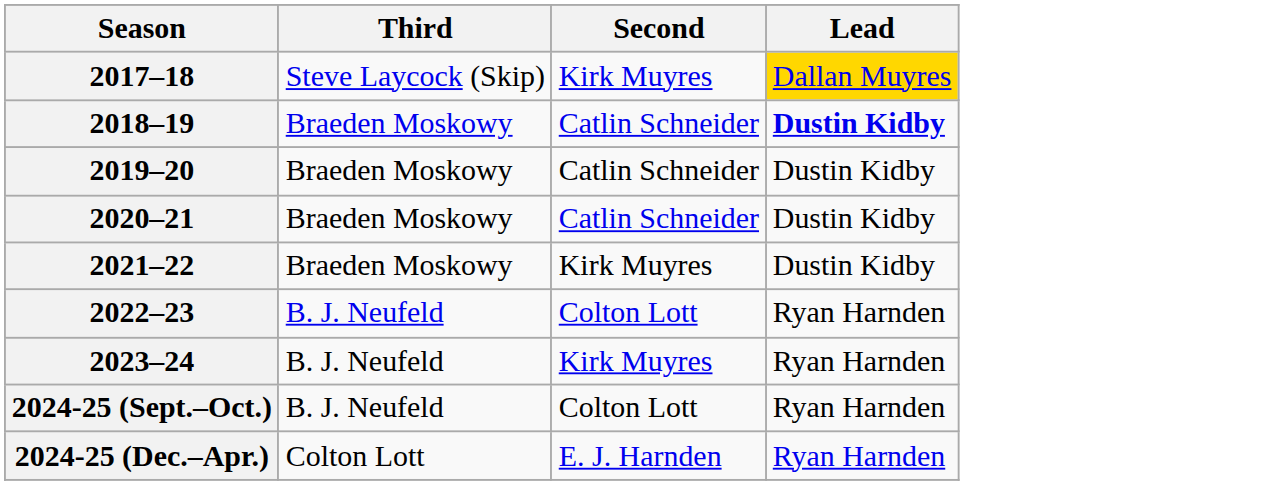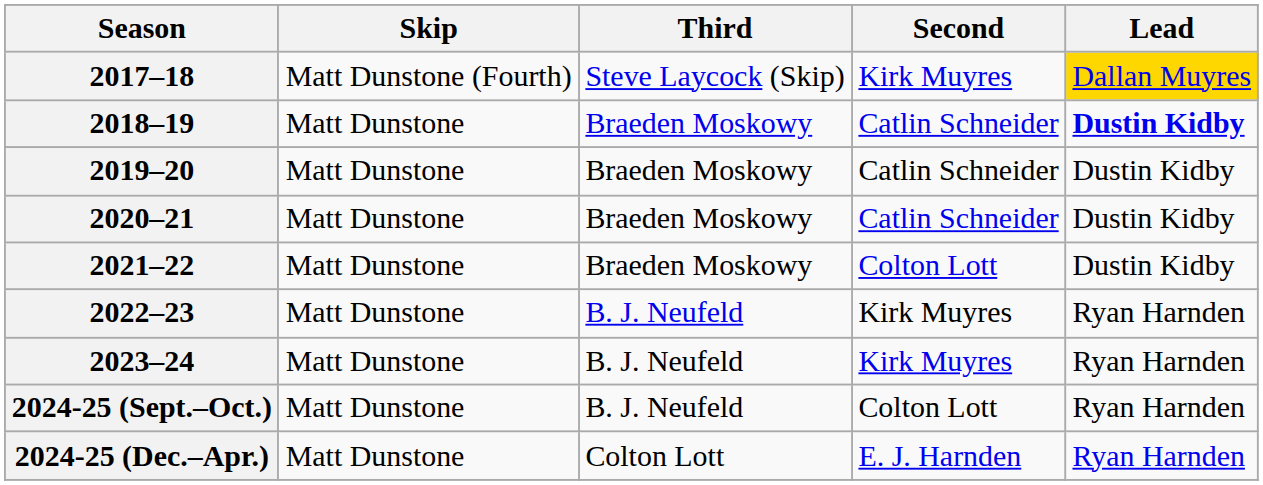+ column: (429, 28)
(636, 265) Kirk Muyres -> (928, 265) Colton Lott
(628, 312) Colton Lott -> (935, 312) Kirk Muyres
